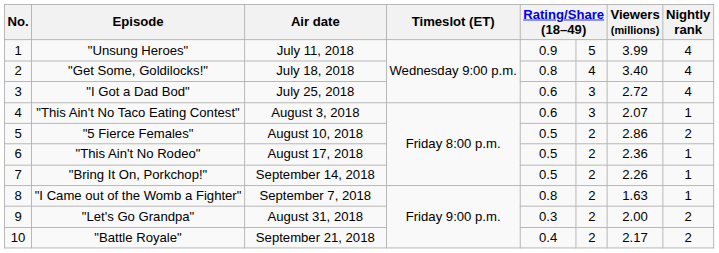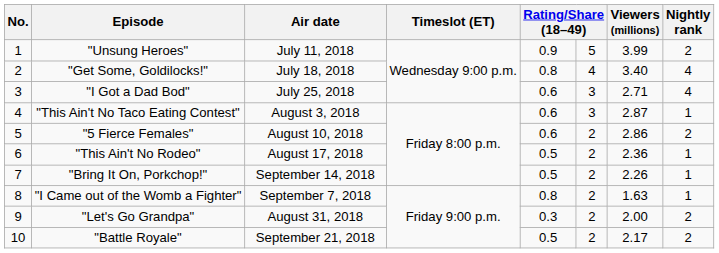(688, 50) 4 -> (688, 50) 2
(635, 92) 2.72 -> (635, 92) 2.71
(635, 112) 2.07 -> (635, 112) 2.87
(548, 133) 0.5 -> (548, 133) 0.6
(548, 237) 0.4 -> (548, 237) 0.5
